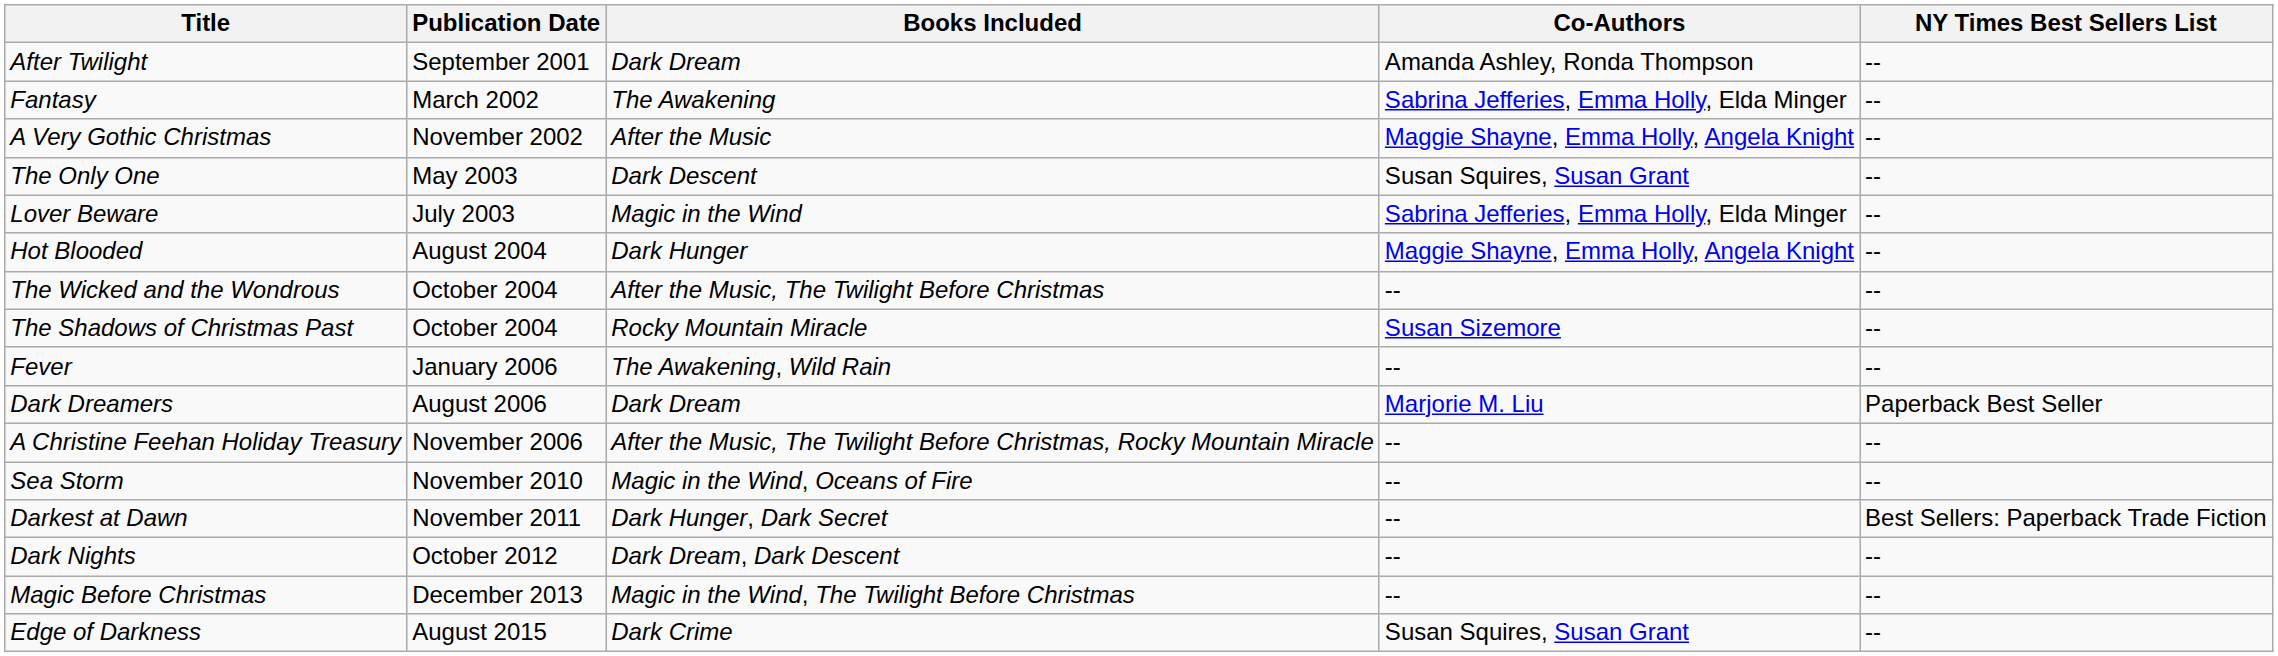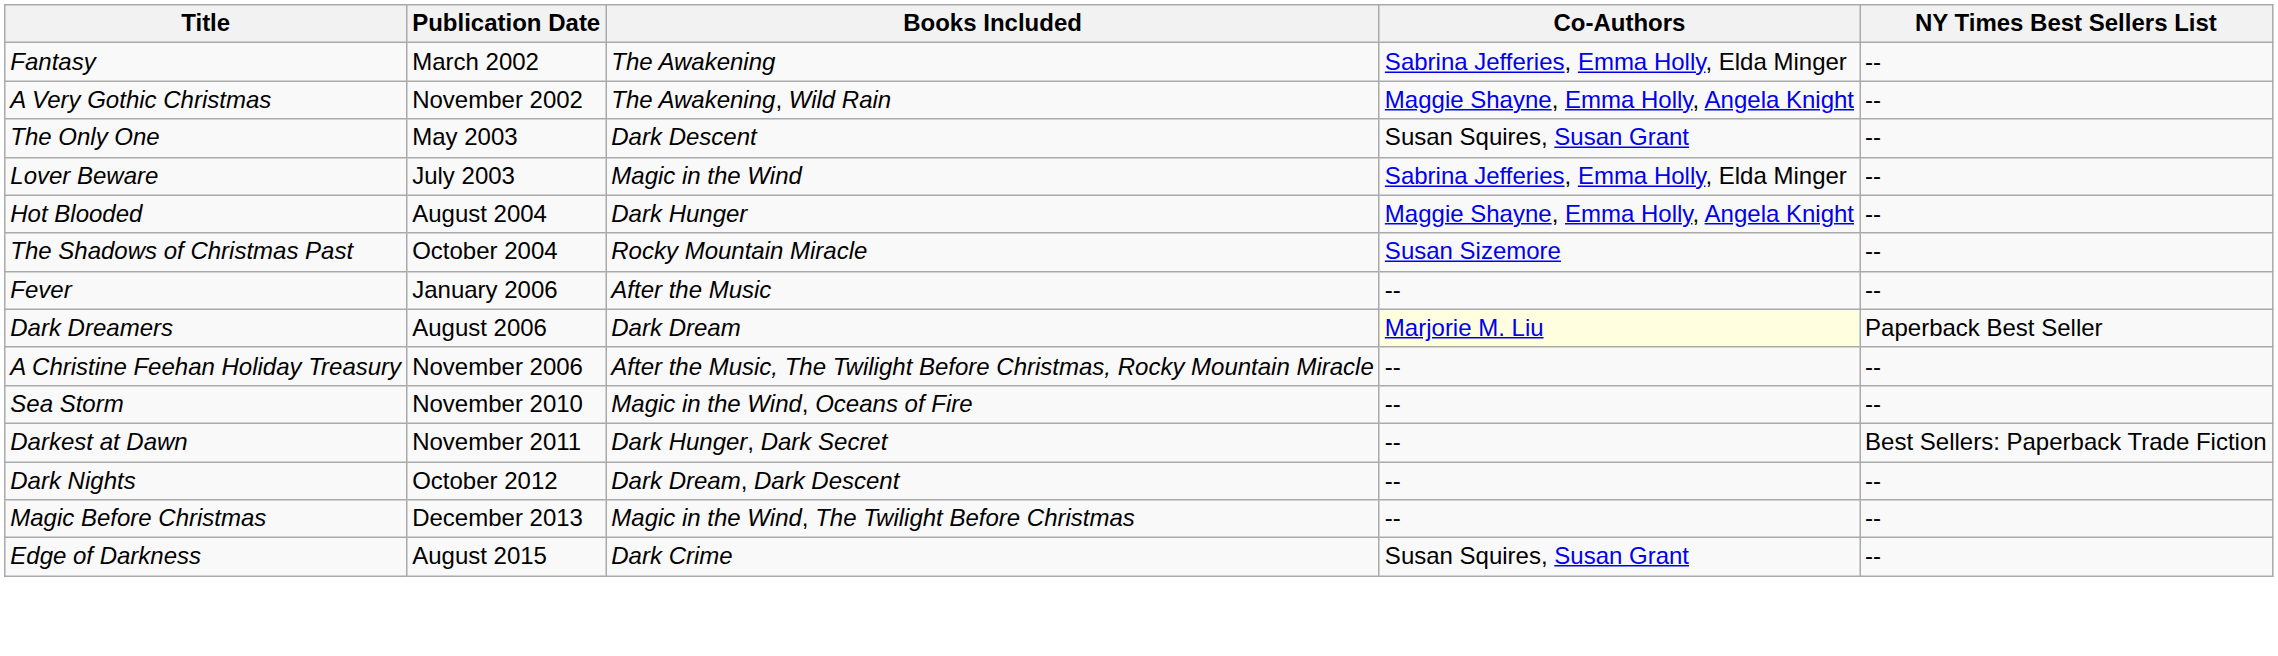- row: (79, 61)
(691, 137) After the Music -> (751, 99) The Awakening, Wild Rain
- row: (175, 289)
(751, 366) The Awakening, Wild Rain -> (691, 289) After the Music
(1464, 404) no background -> (1464, 328) lightyellow background
